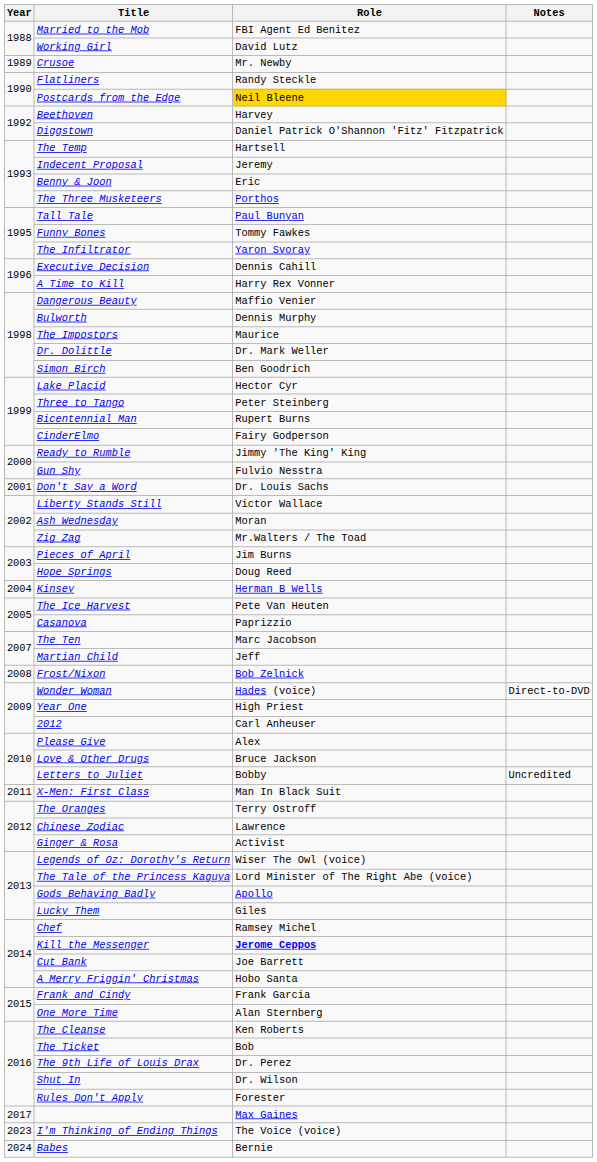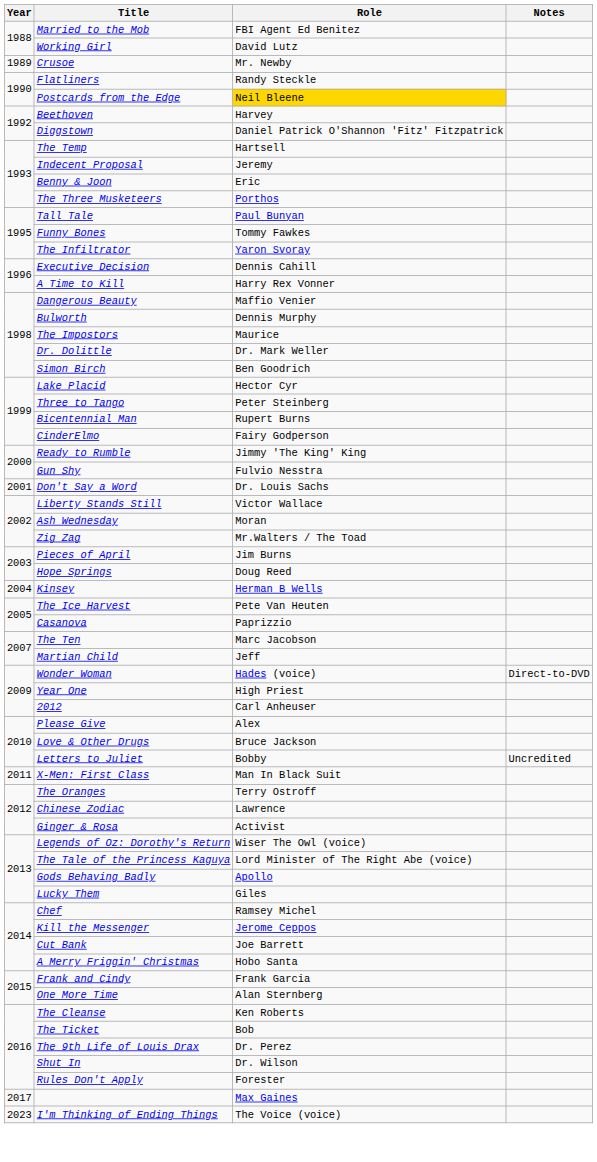- row: (71, 674)
(276, 945) bold -> (276, 928) normal
- row: (52, 1149)
